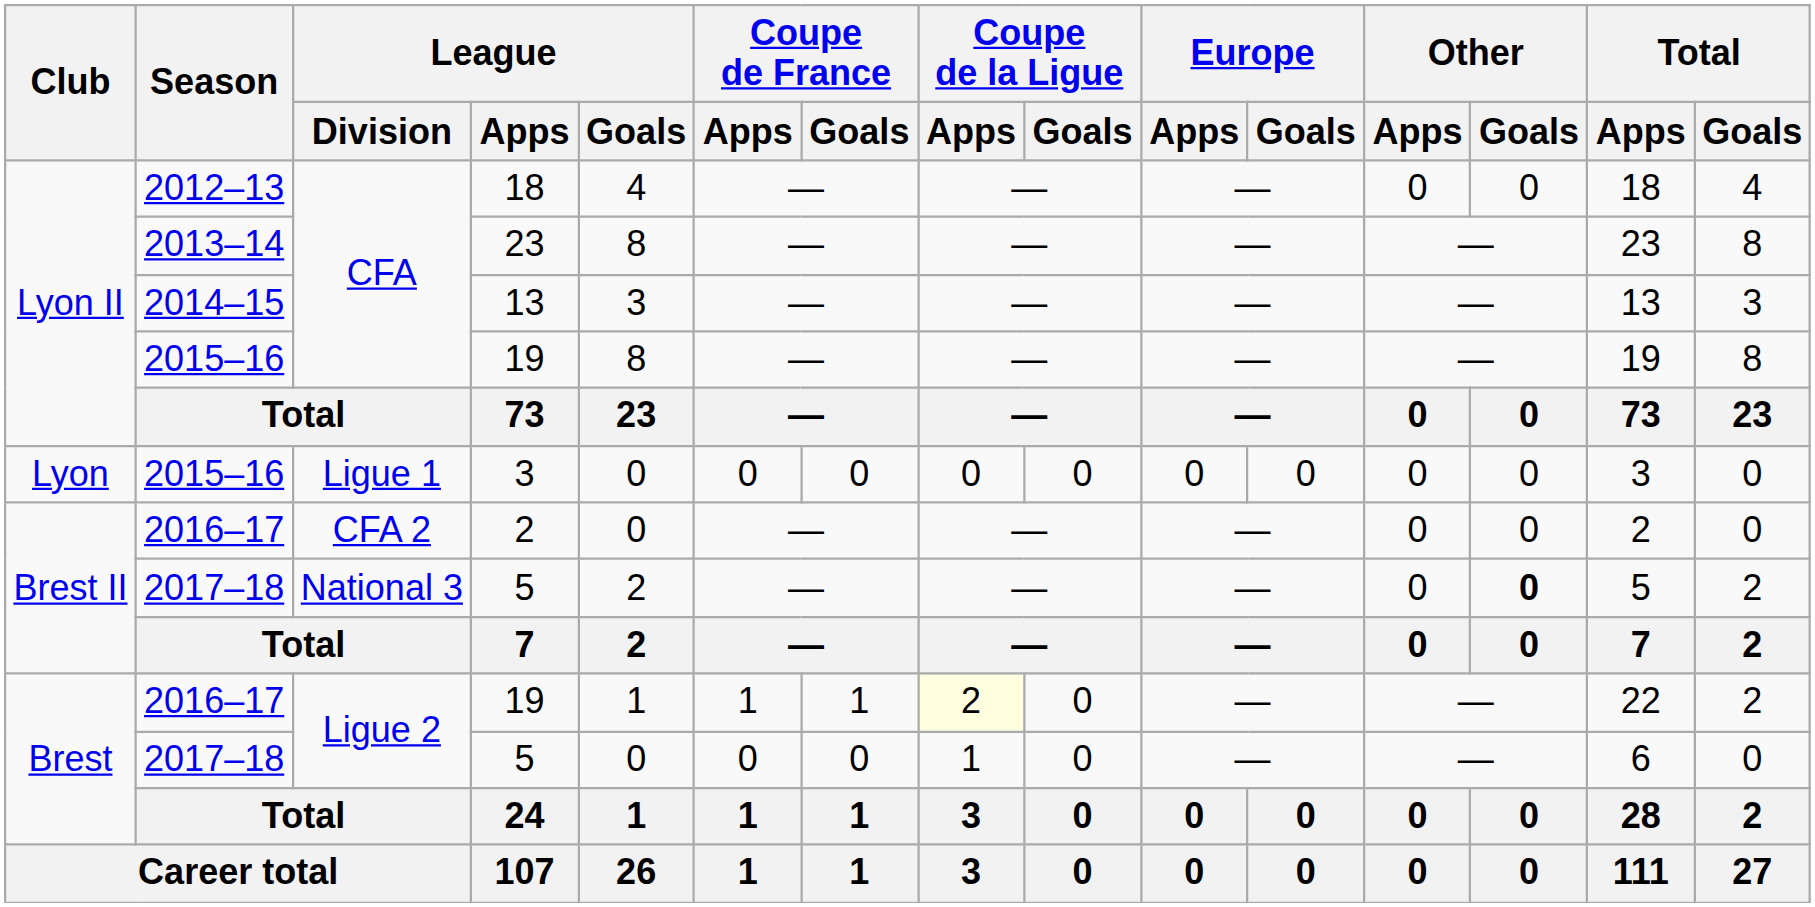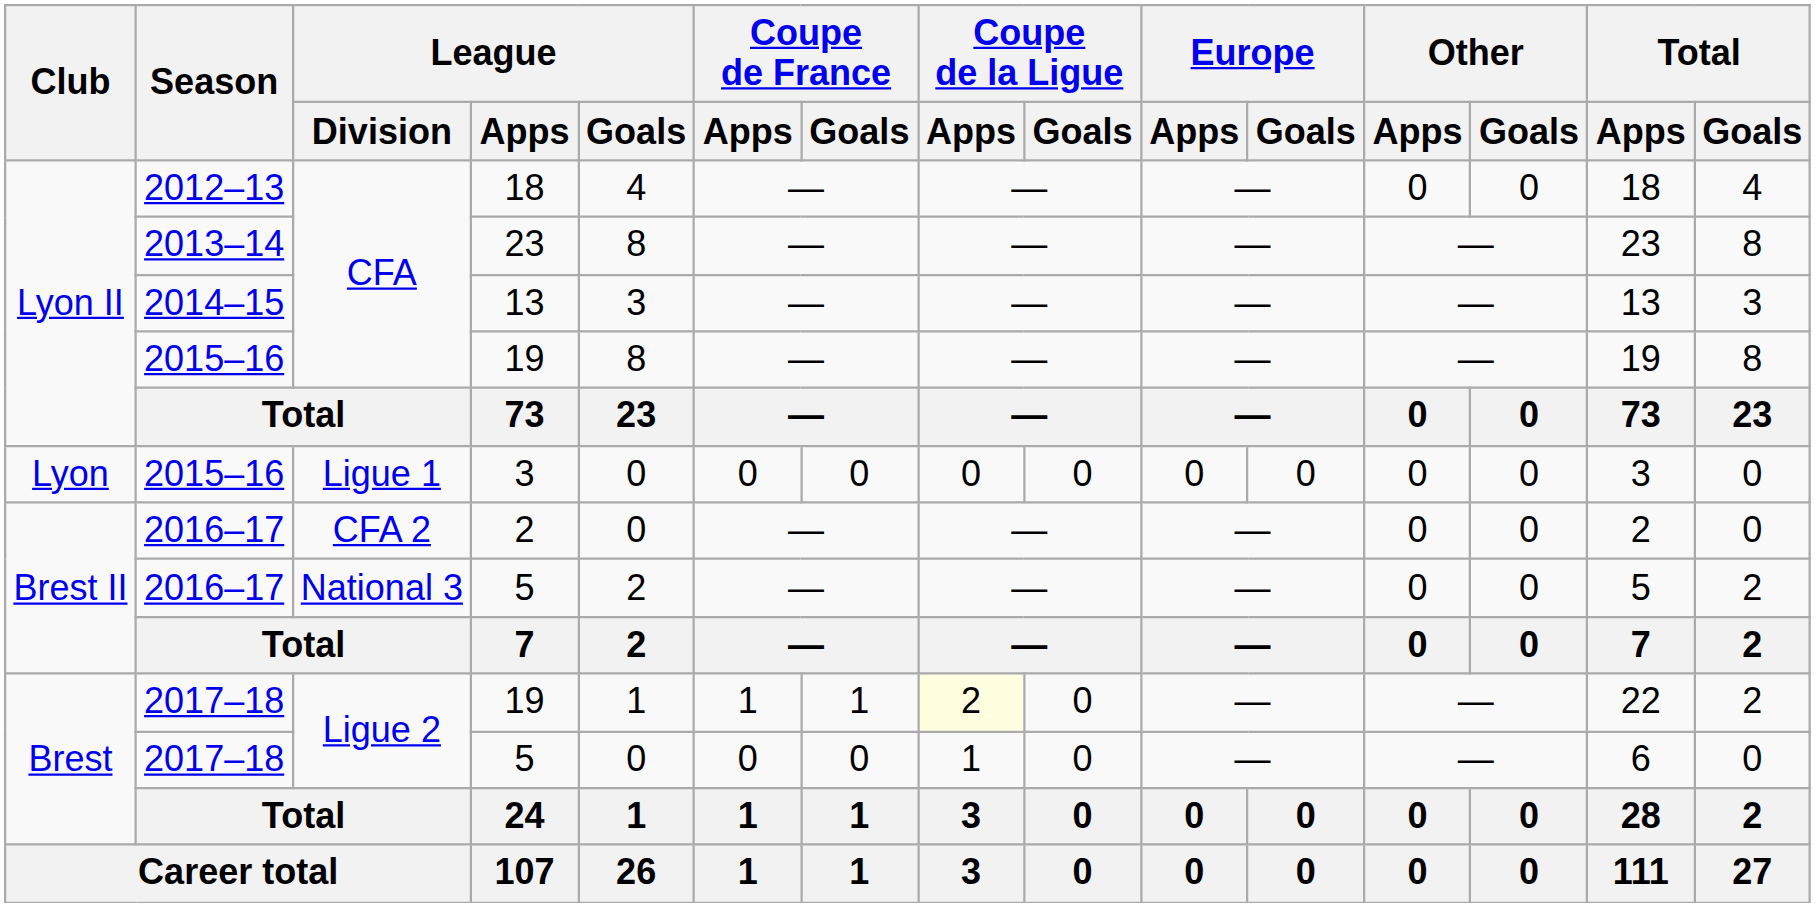(214, 587) 2017–18 -> (214, 587) 2016–17
(1529, 587) bold -> (1529, 587) normal
(214, 701) 2016–17 -> (214, 701) 2017–18
